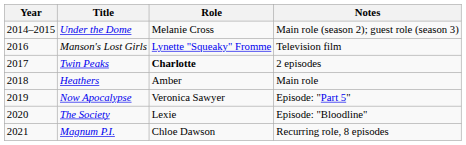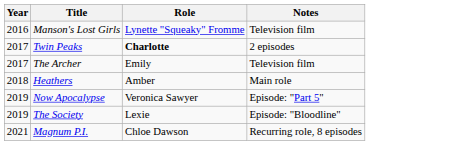- row: (96, 30)
+ row: (57, 64)
(18, 115) 2020 -> (18, 115) 2019
